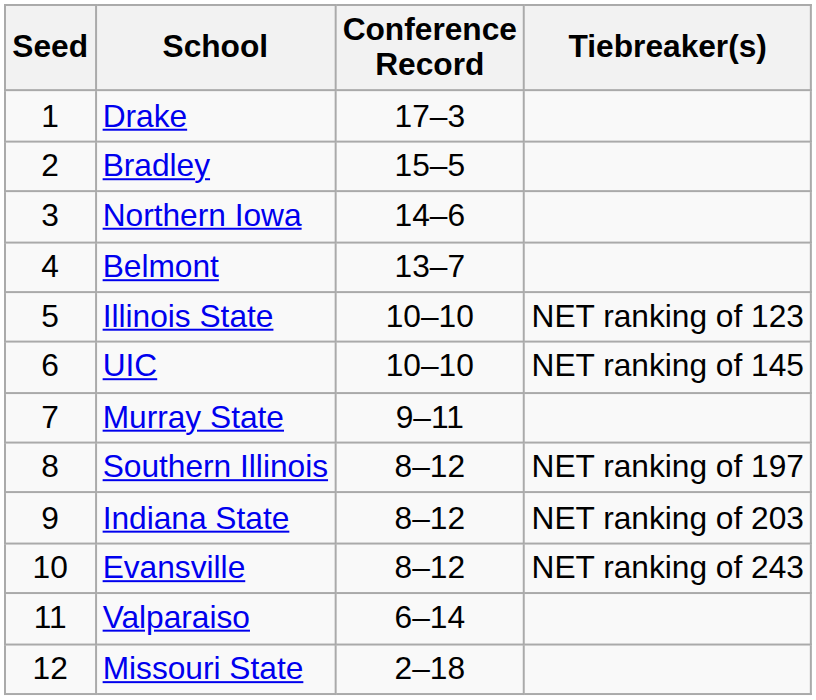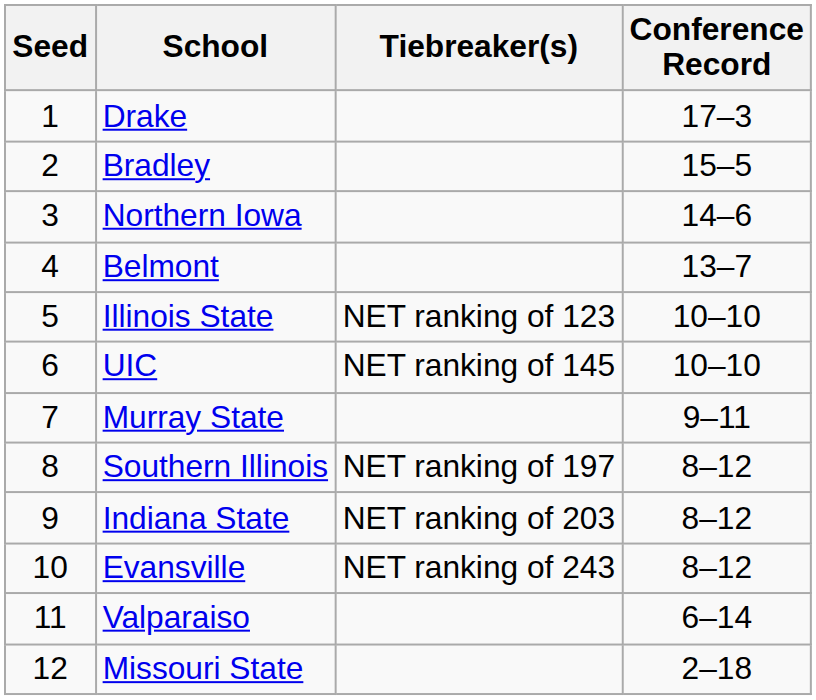columns swapped: (430, 47) <-> (668, 47)
